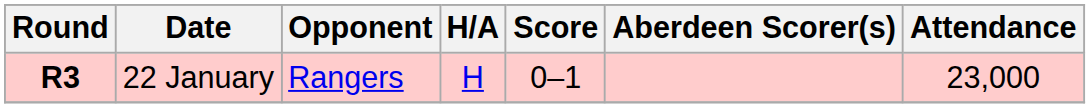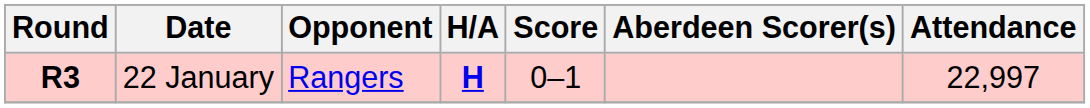(473, 77) normal -> (473, 77) bold
(993, 77) 23,000 -> (993, 77) 22,997
